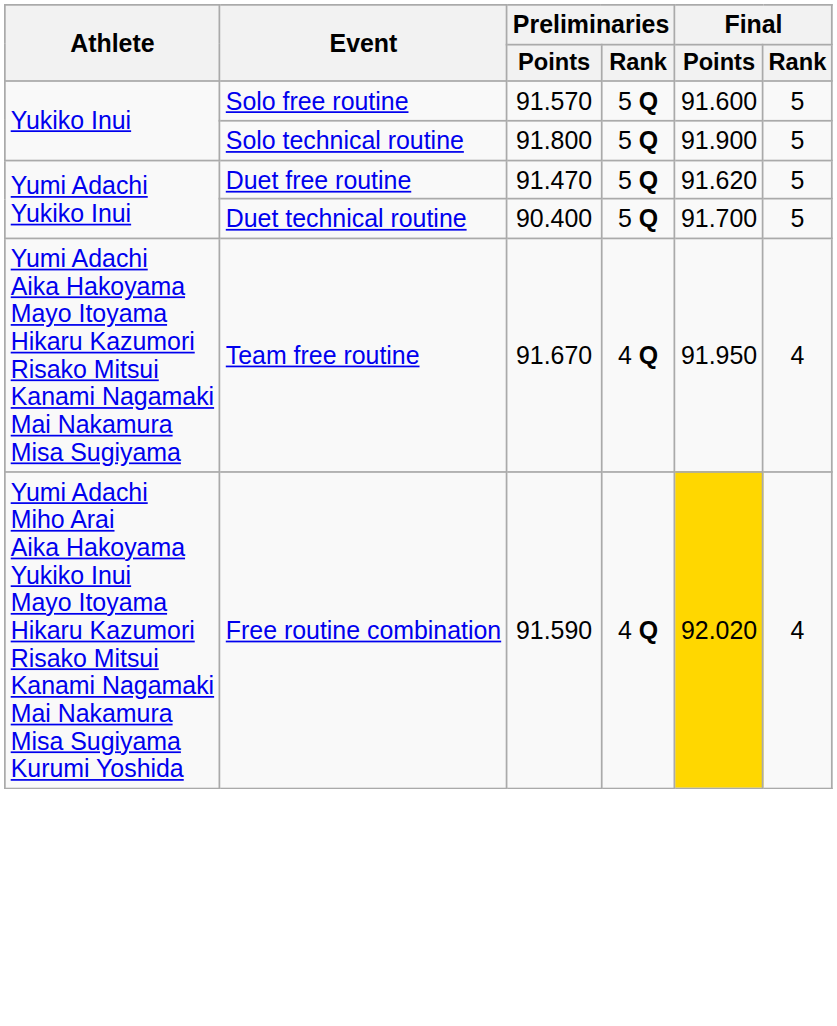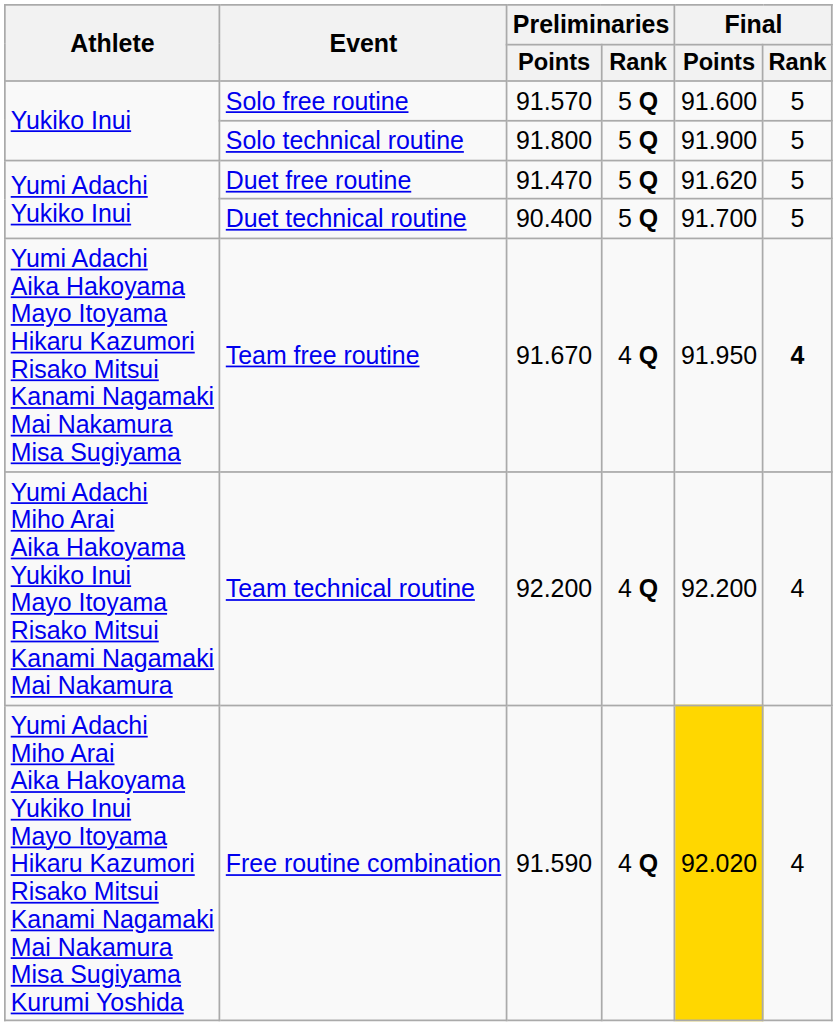(797, 356) normal -> (797, 356) bold
+ row: (350, 589)
